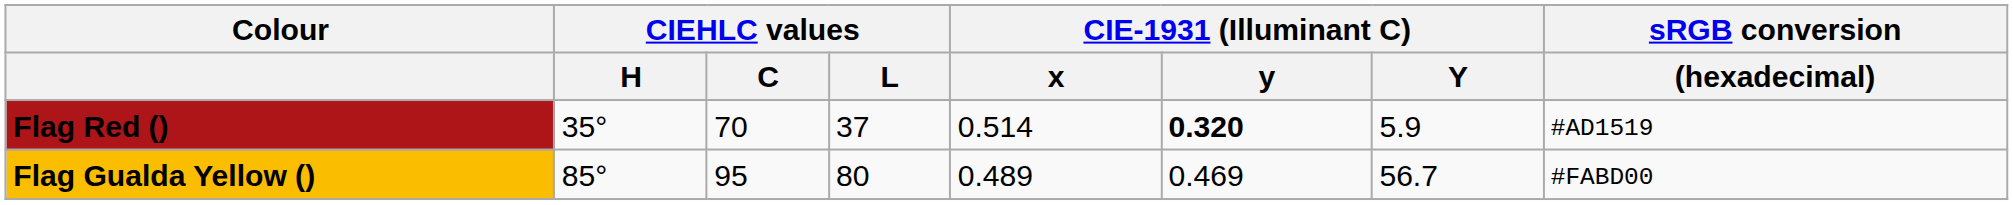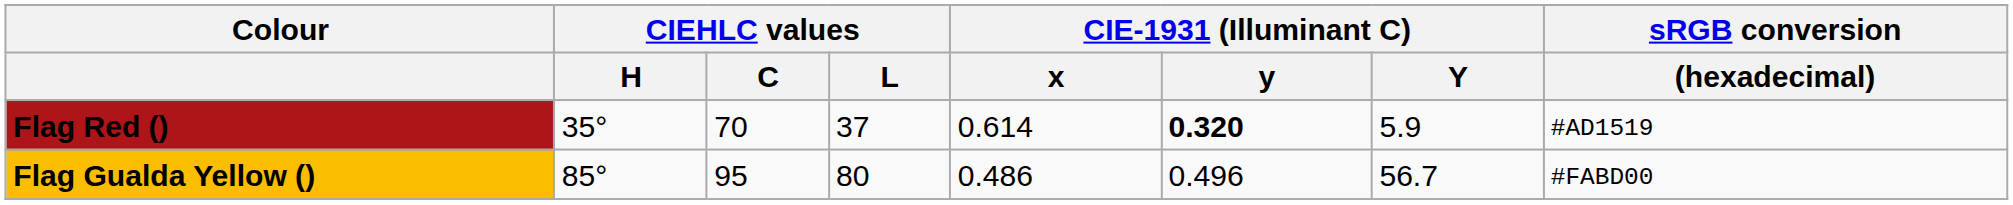(995, 125) 0.514 -> (995, 125) 0.614
(995, 175) 0.489 -> (995, 175) 0.486
(1206, 175) 0.469 -> (1206, 175) 0.496
